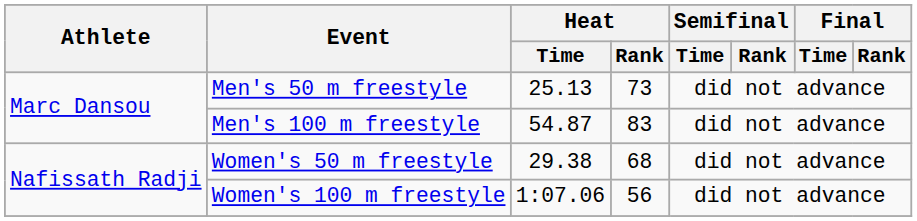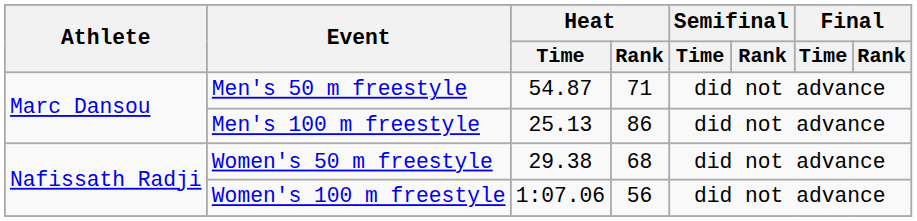(560, 90) 25.13 -> (560, 90) 54.87
(639, 90) 73 -> (639, 90) 71
(560, 126) 54.87 -> (560, 126) 25.13
(639, 126) 83 -> (639, 126) 86
